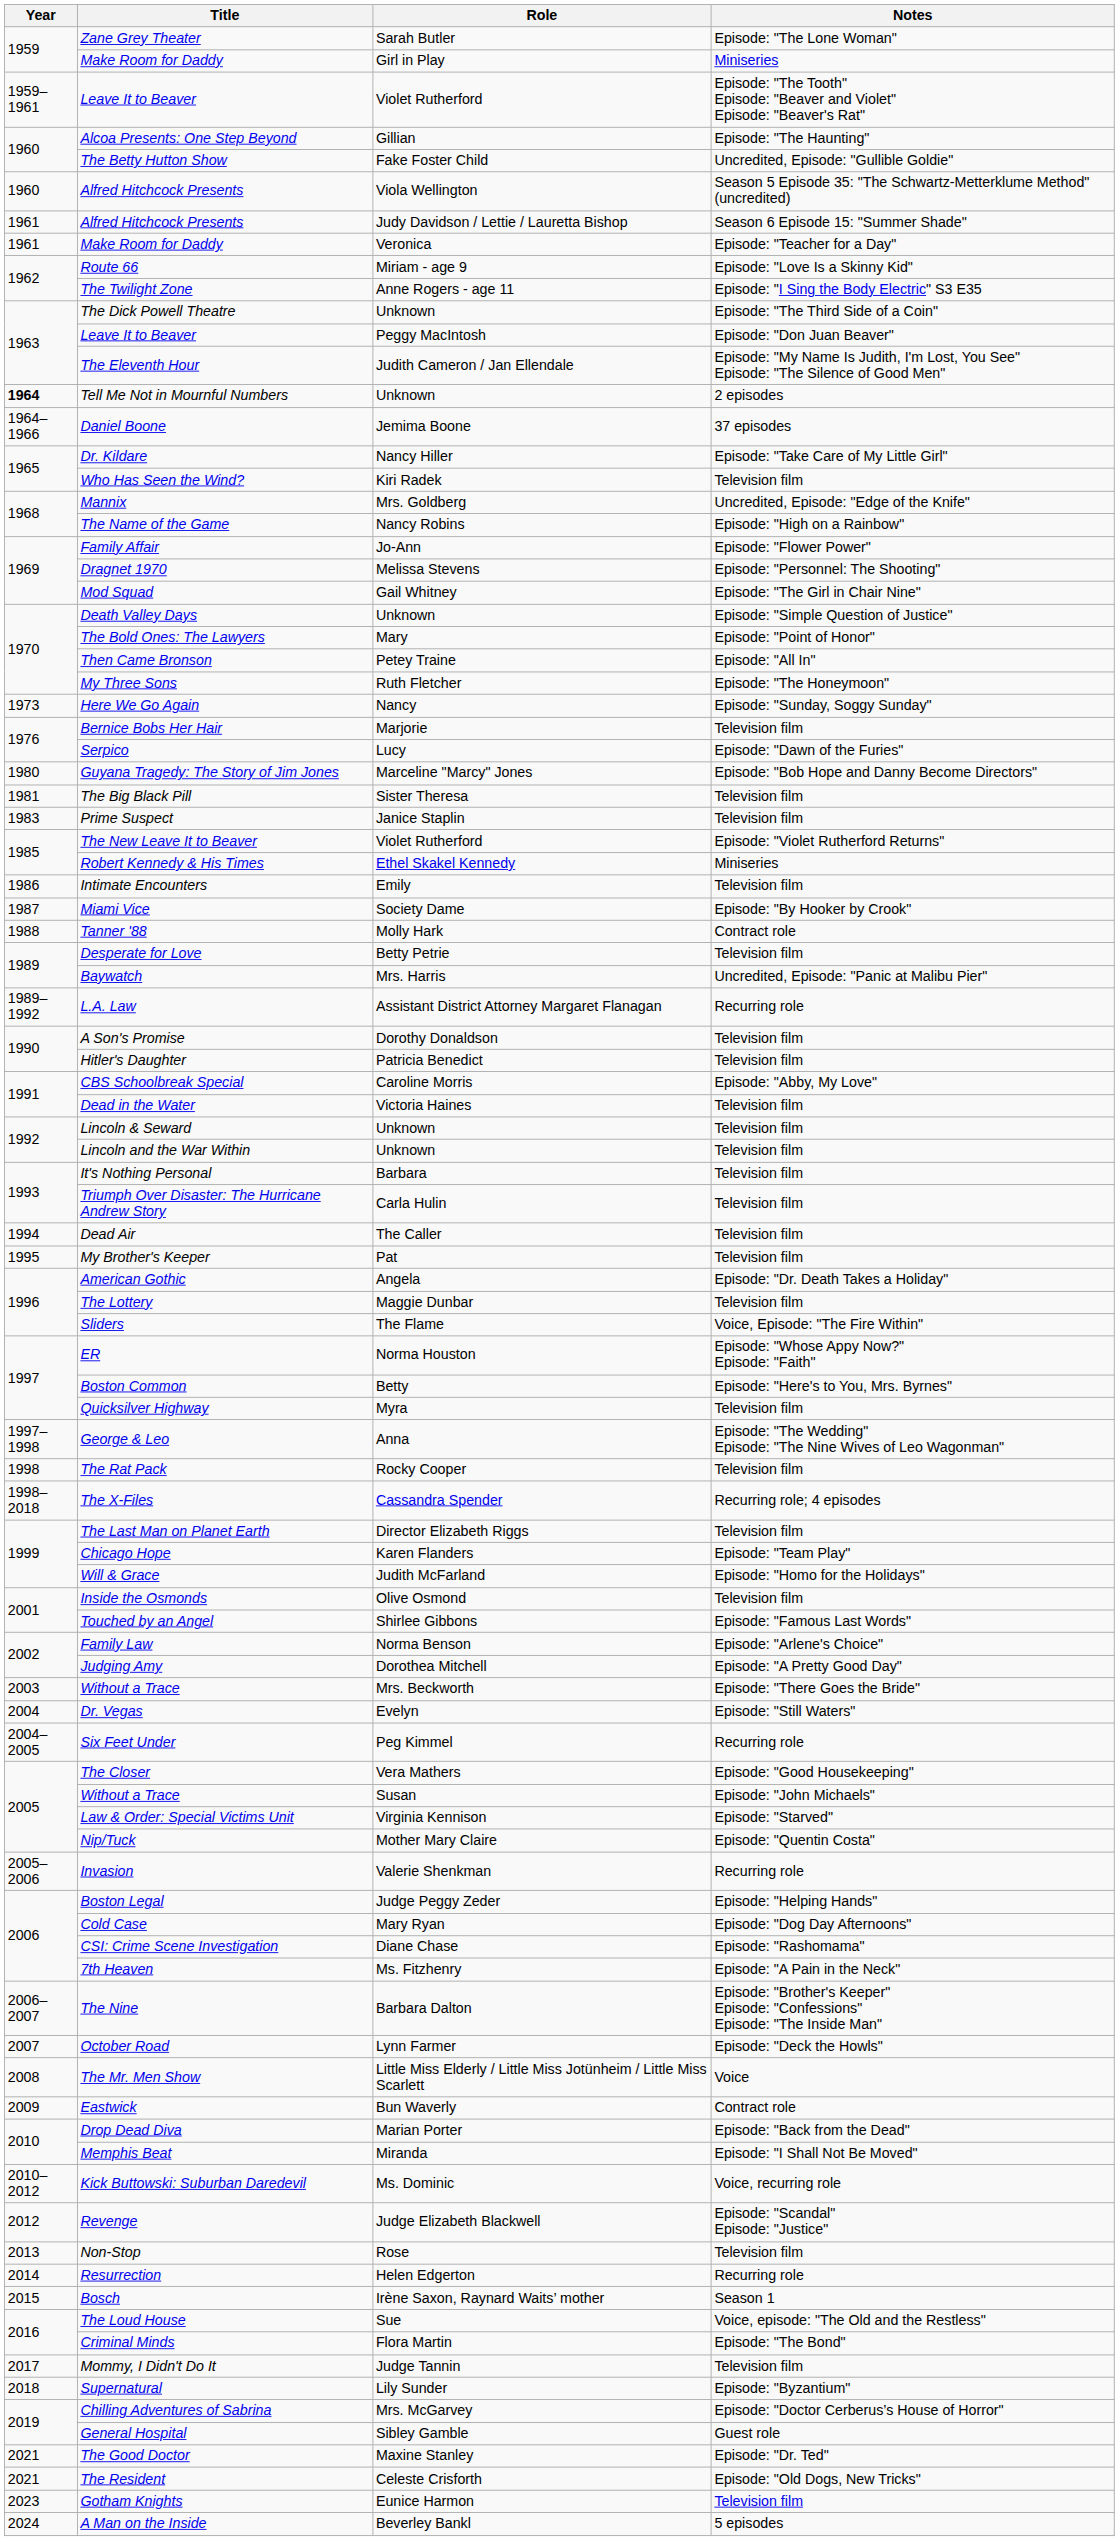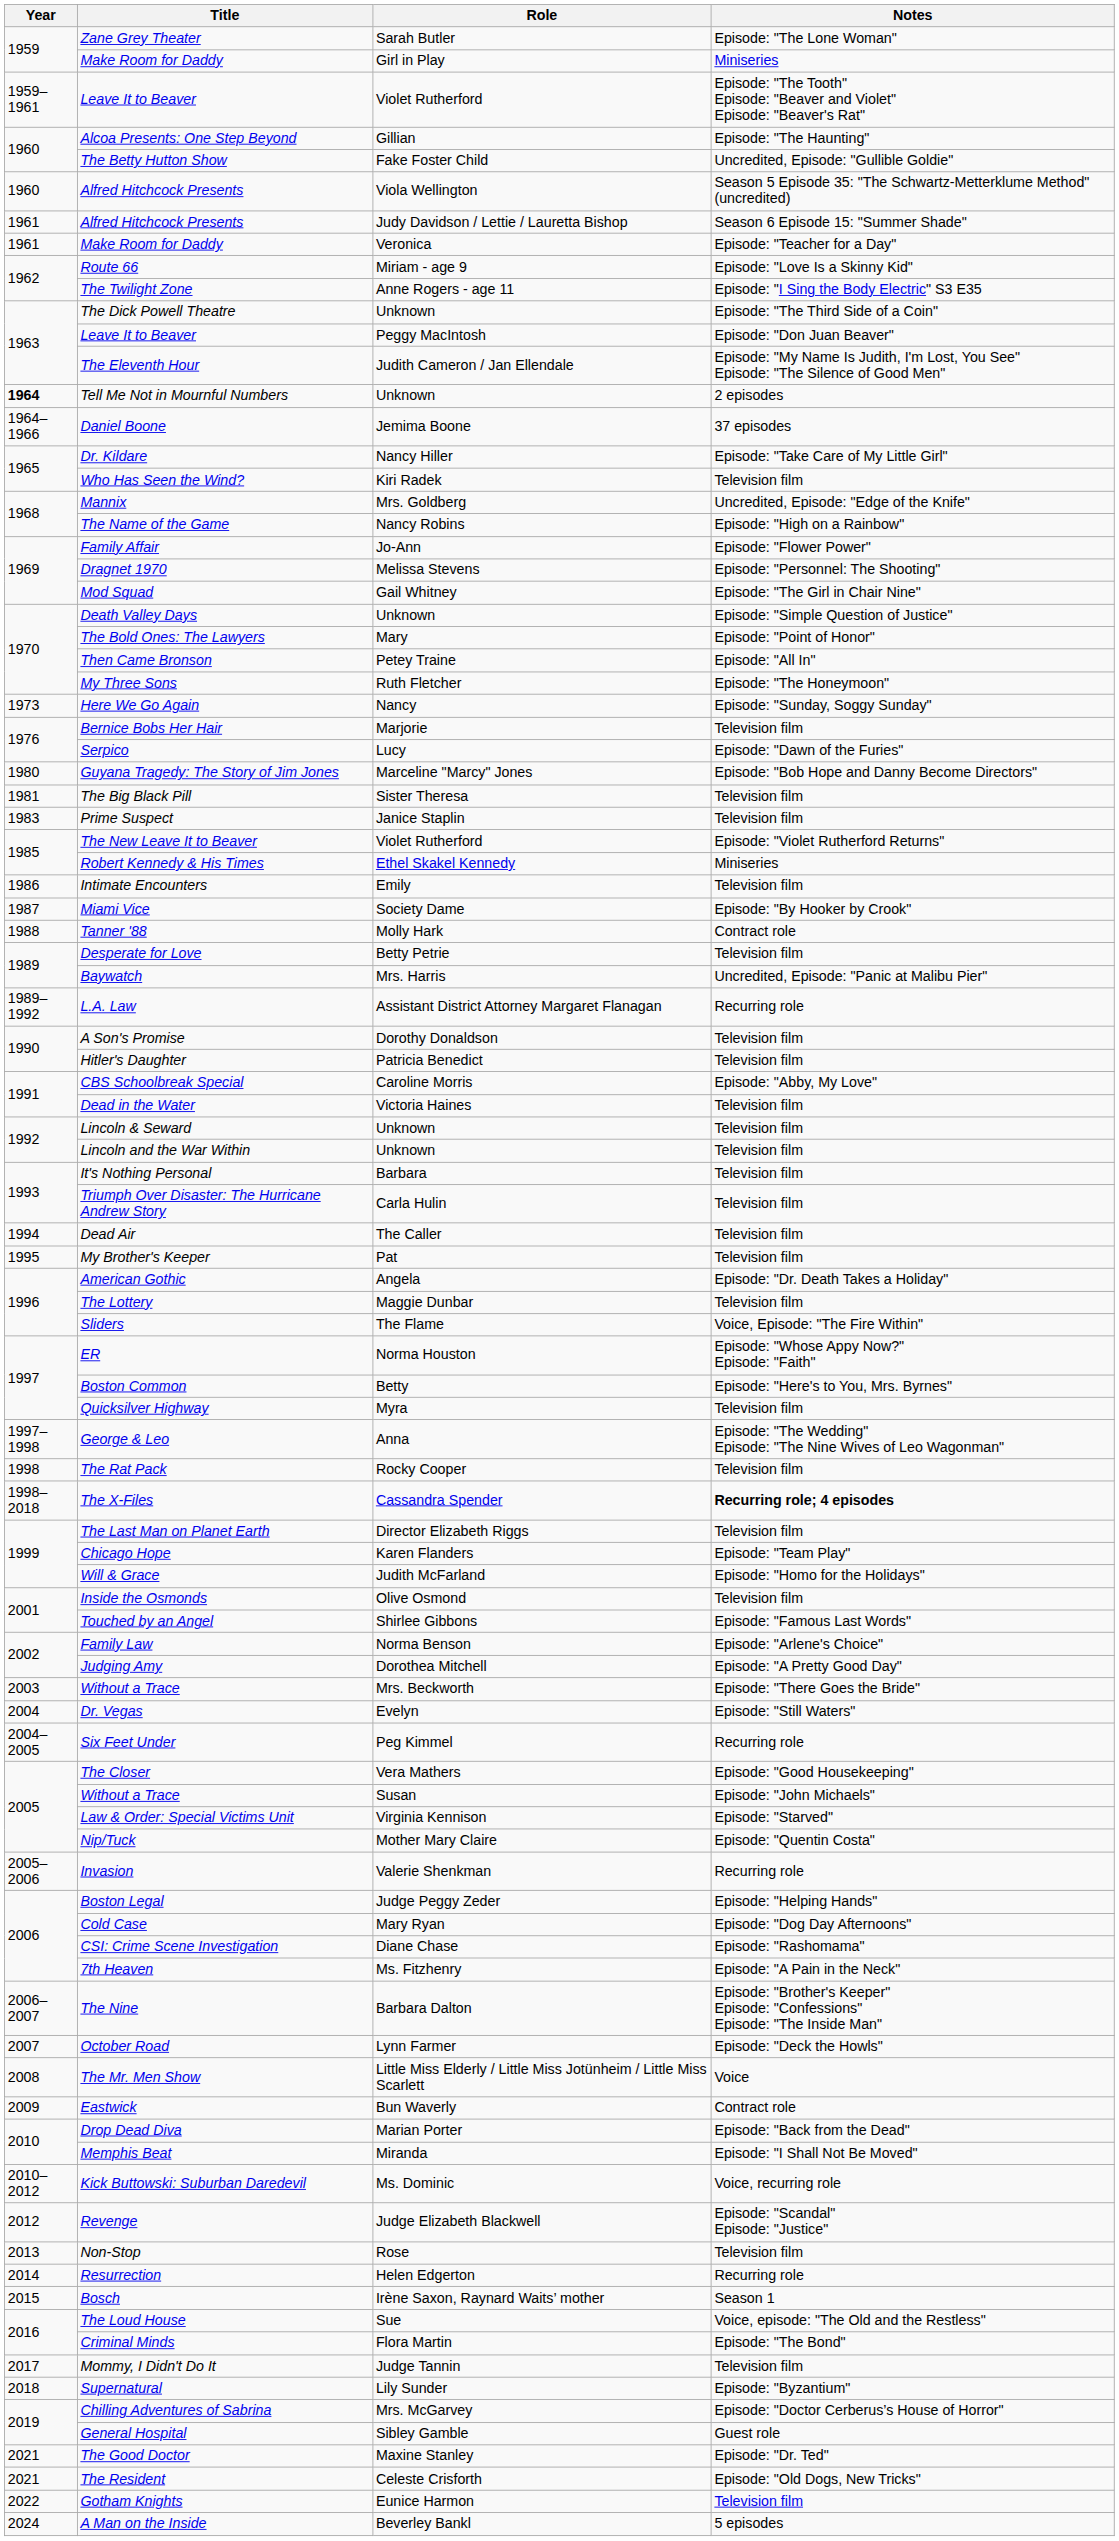(797, 1500) normal -> (804, 1500) bold
(24, 2501) 2023 -> (24, 2501) 2022
